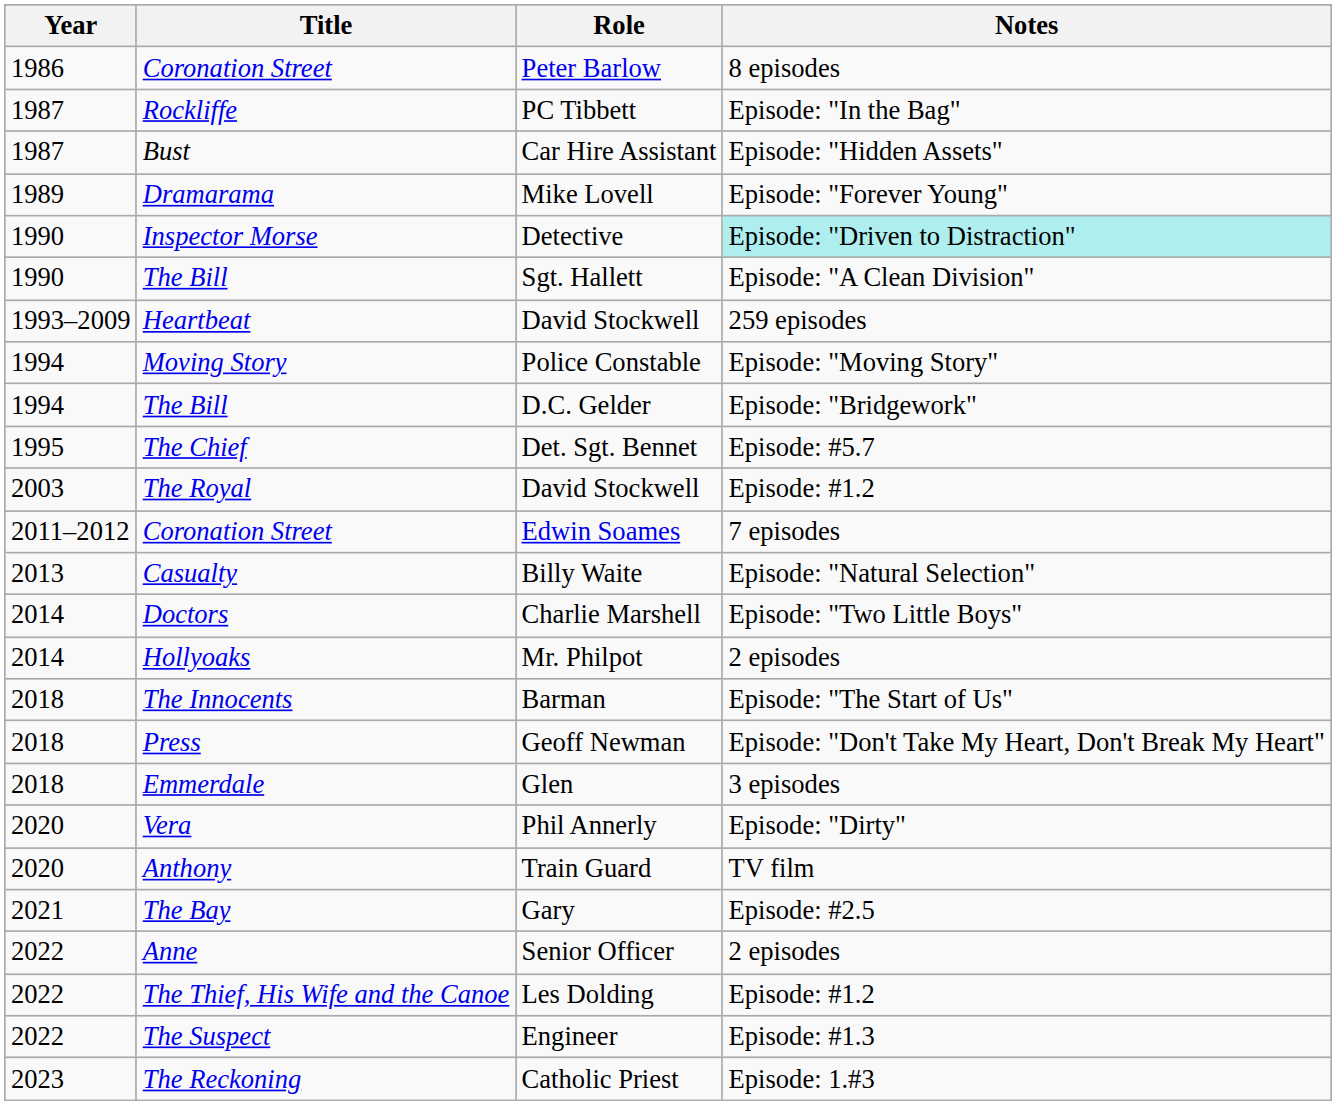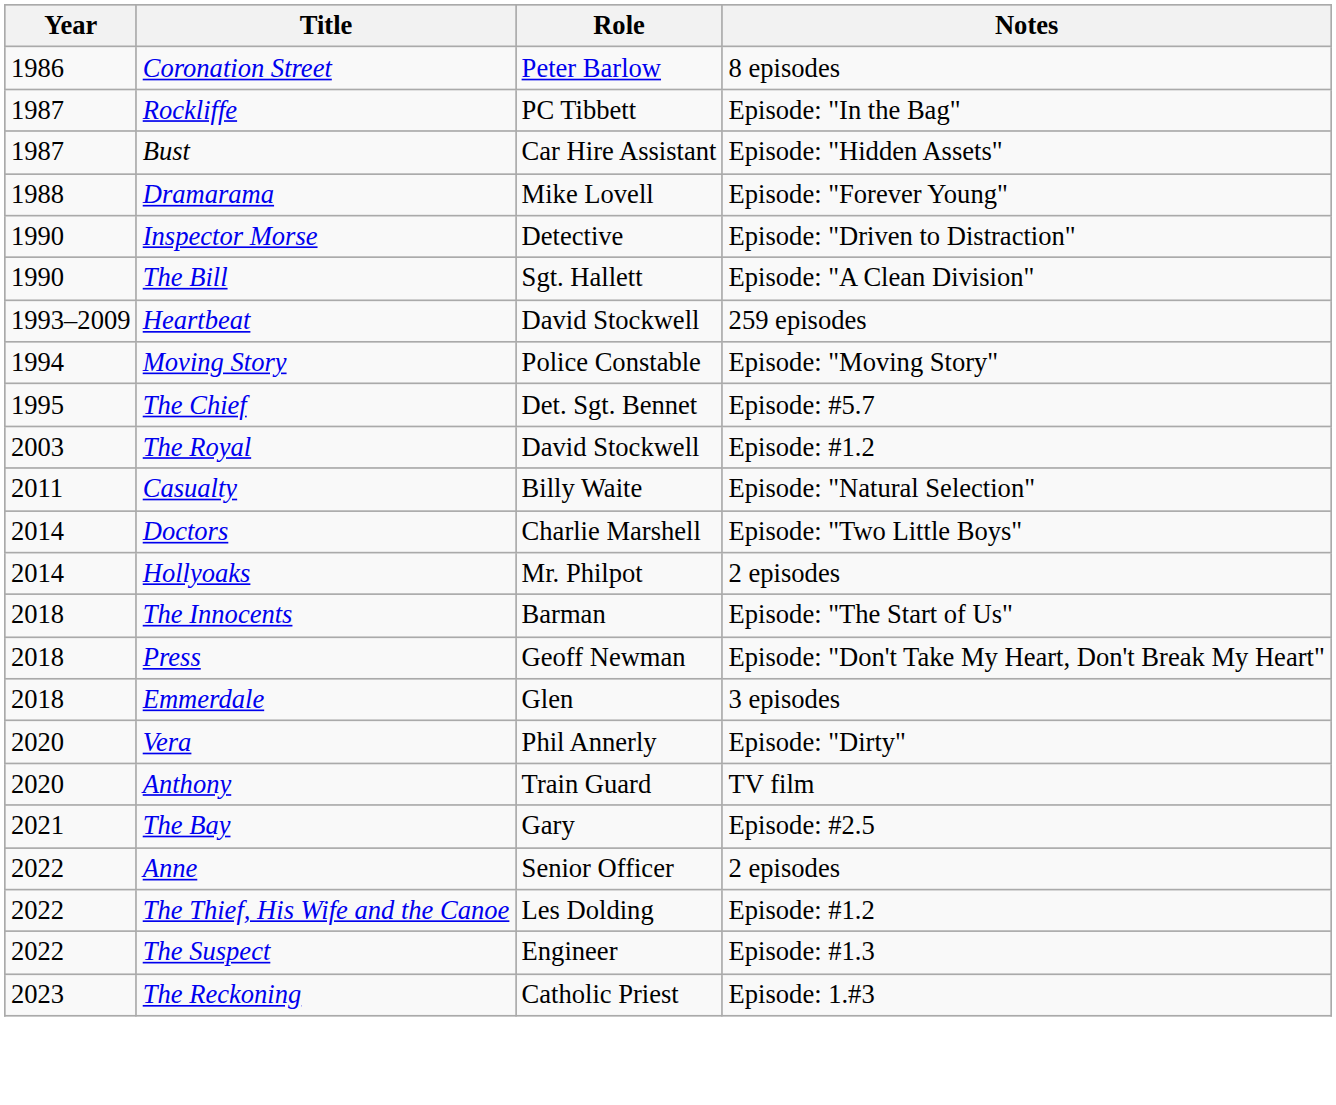(38, 194) 1989 -> (38, 194) 1988
(902, 236) paleturquoise background -> (902, 236) no background
- row: (185, 404)
- row: (237, 531)
(38, 573) 2013 -> (37, 488) 2011
